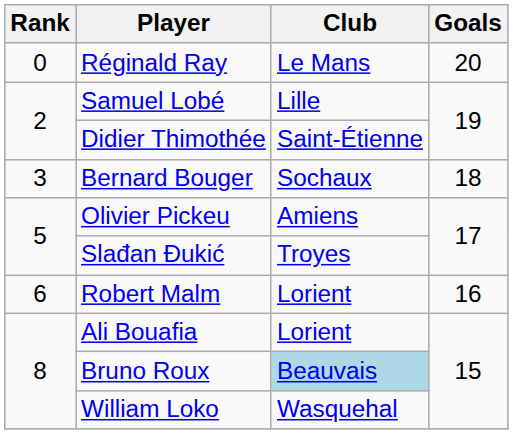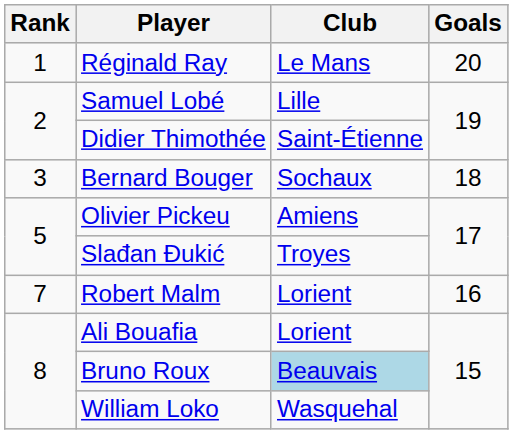(40, 62) 0 -> (40, 62) 1
(40, 293) 6 -> (40, 293) 7
